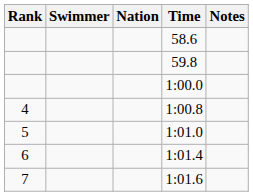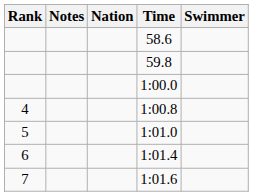columns swapped: (79, 16) <-> (227, 16)
